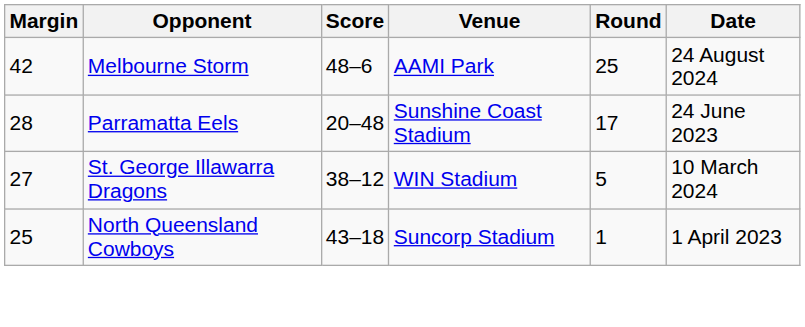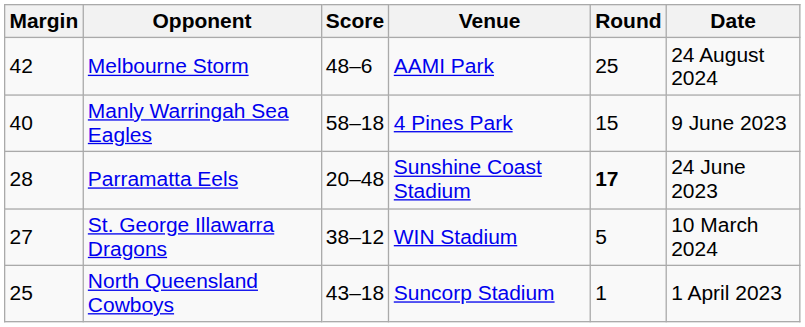+ row: (188, 122)
(607, 122) normal -> (607, 179) bold
